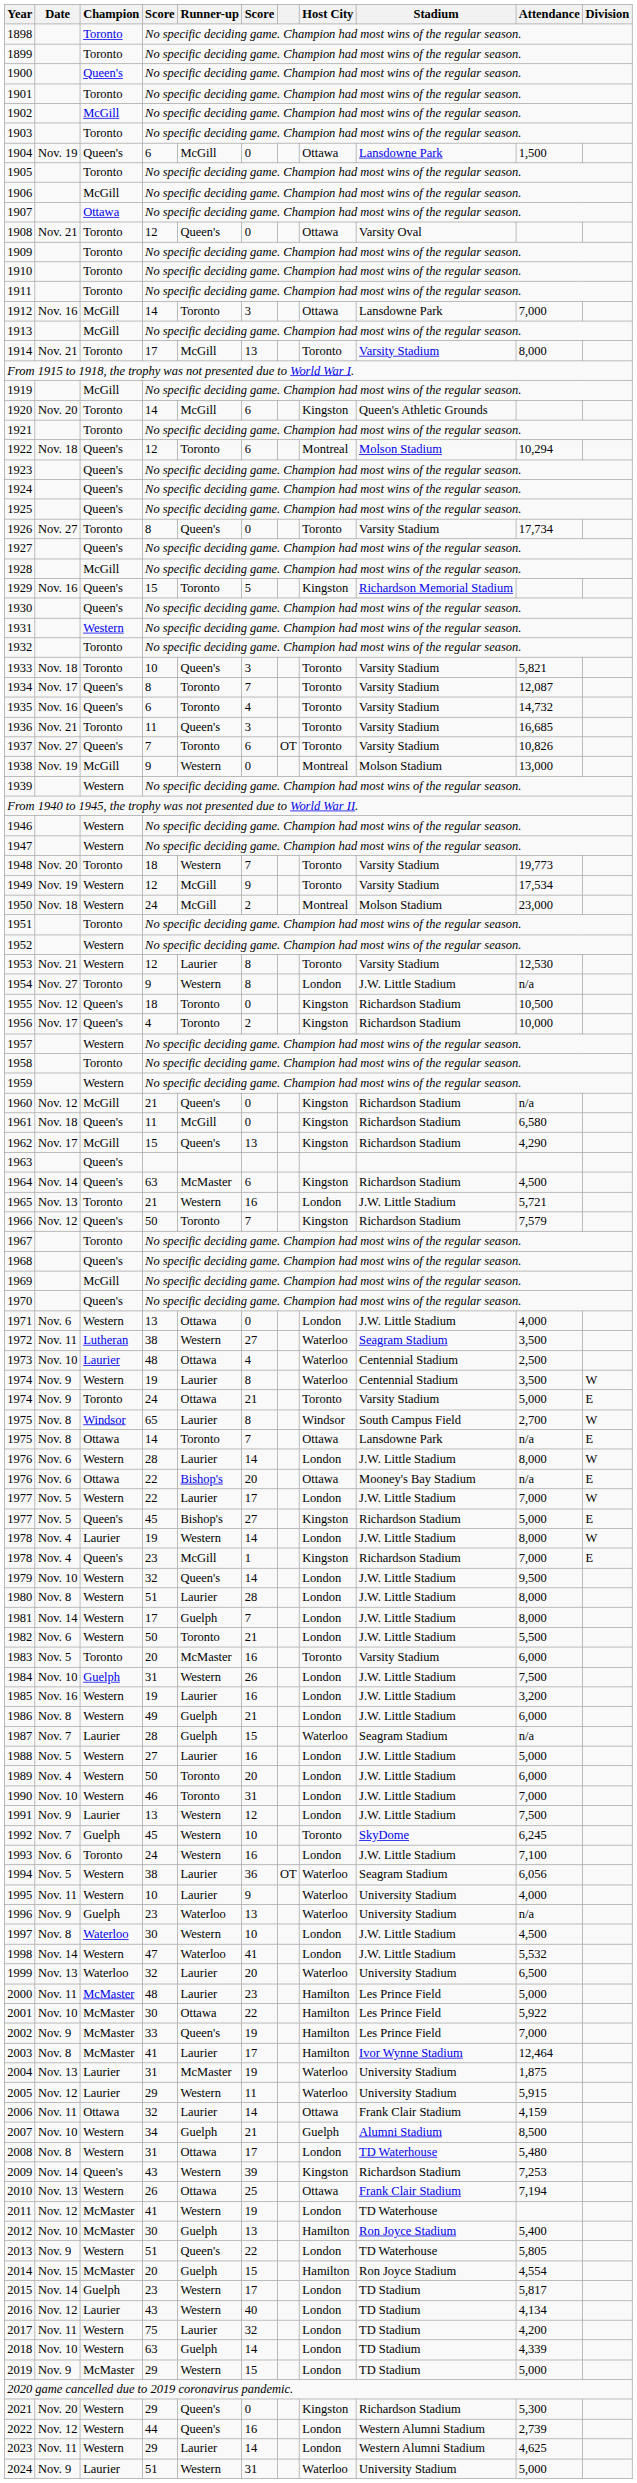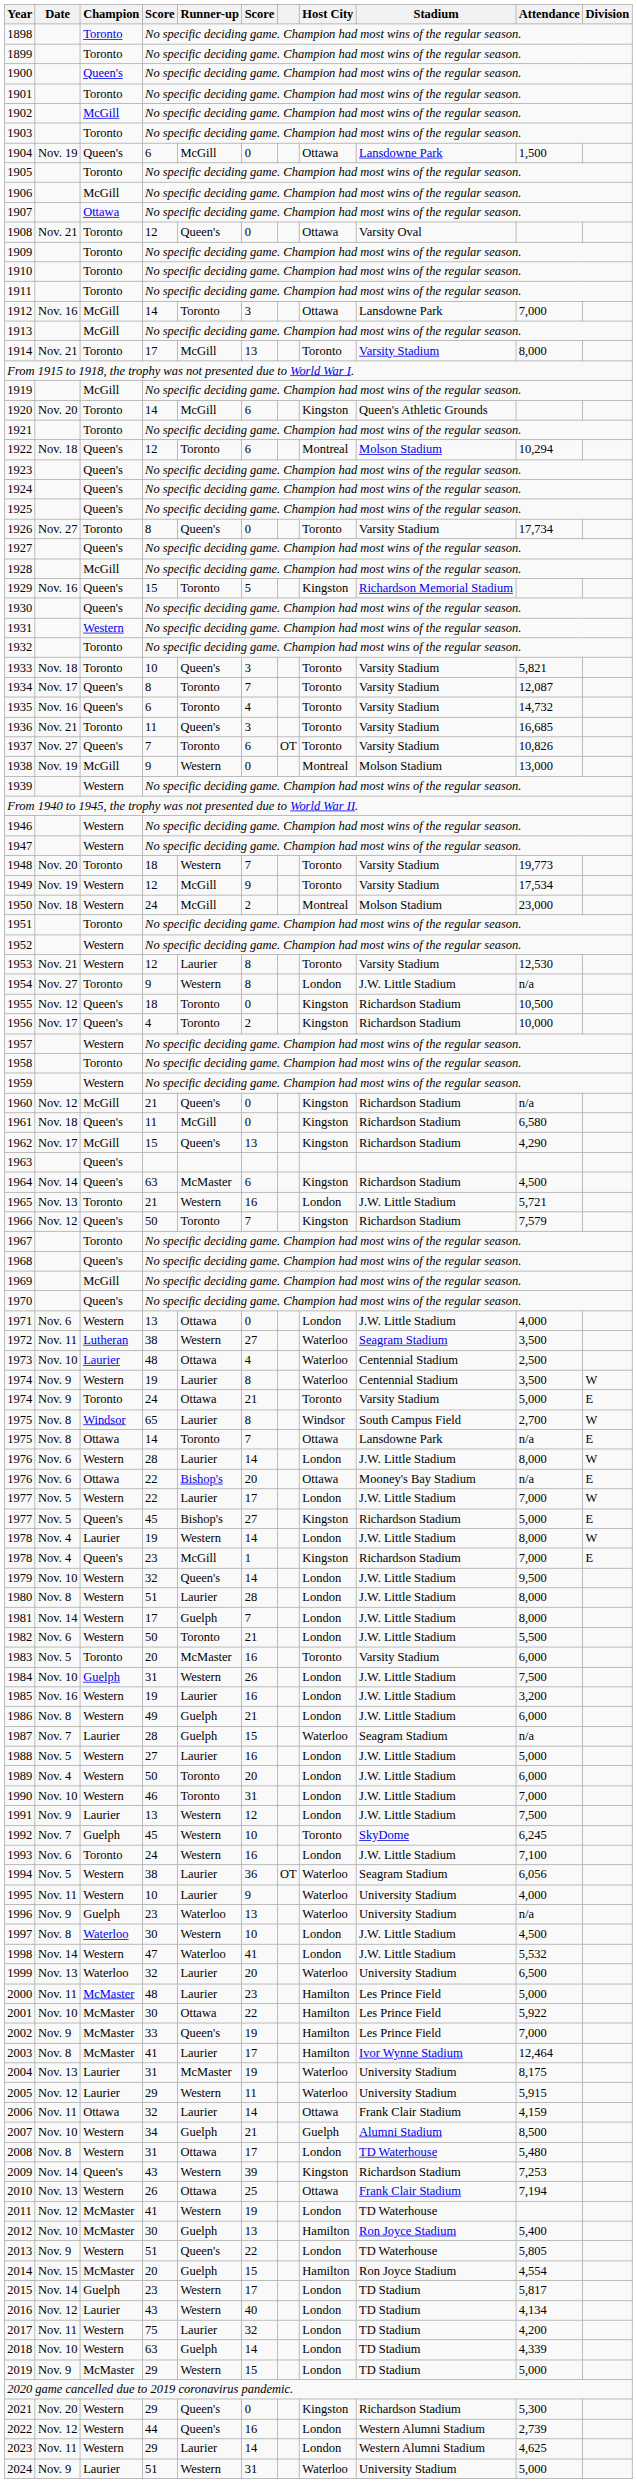(533, 2072) 1,875 -> (533, 2072) 8,175
